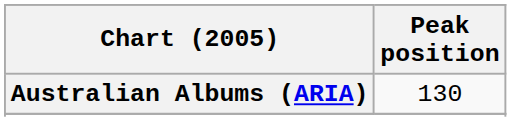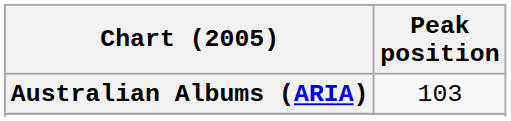(440, 94) 130 -> (440, 94) 103
